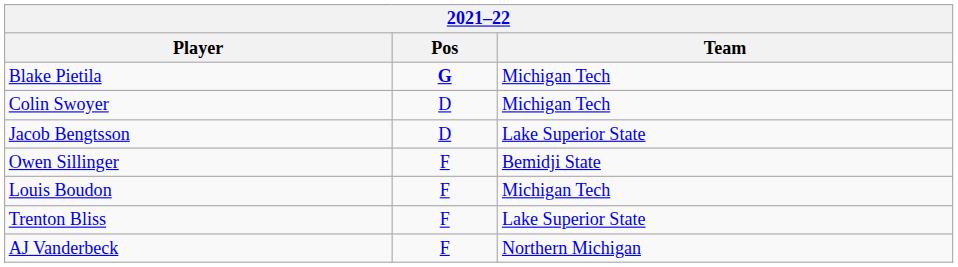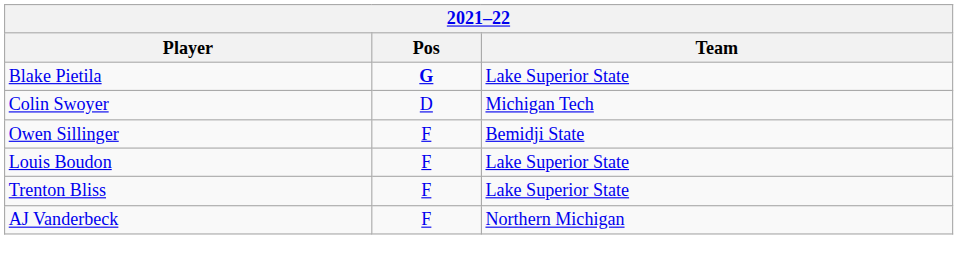(556, 76) Michigan Tech -> (557, 76) Lake Superior State
- row: (69, 133)
(556, 190) Michigan Tech -> (557, 162) Lake Superior State
